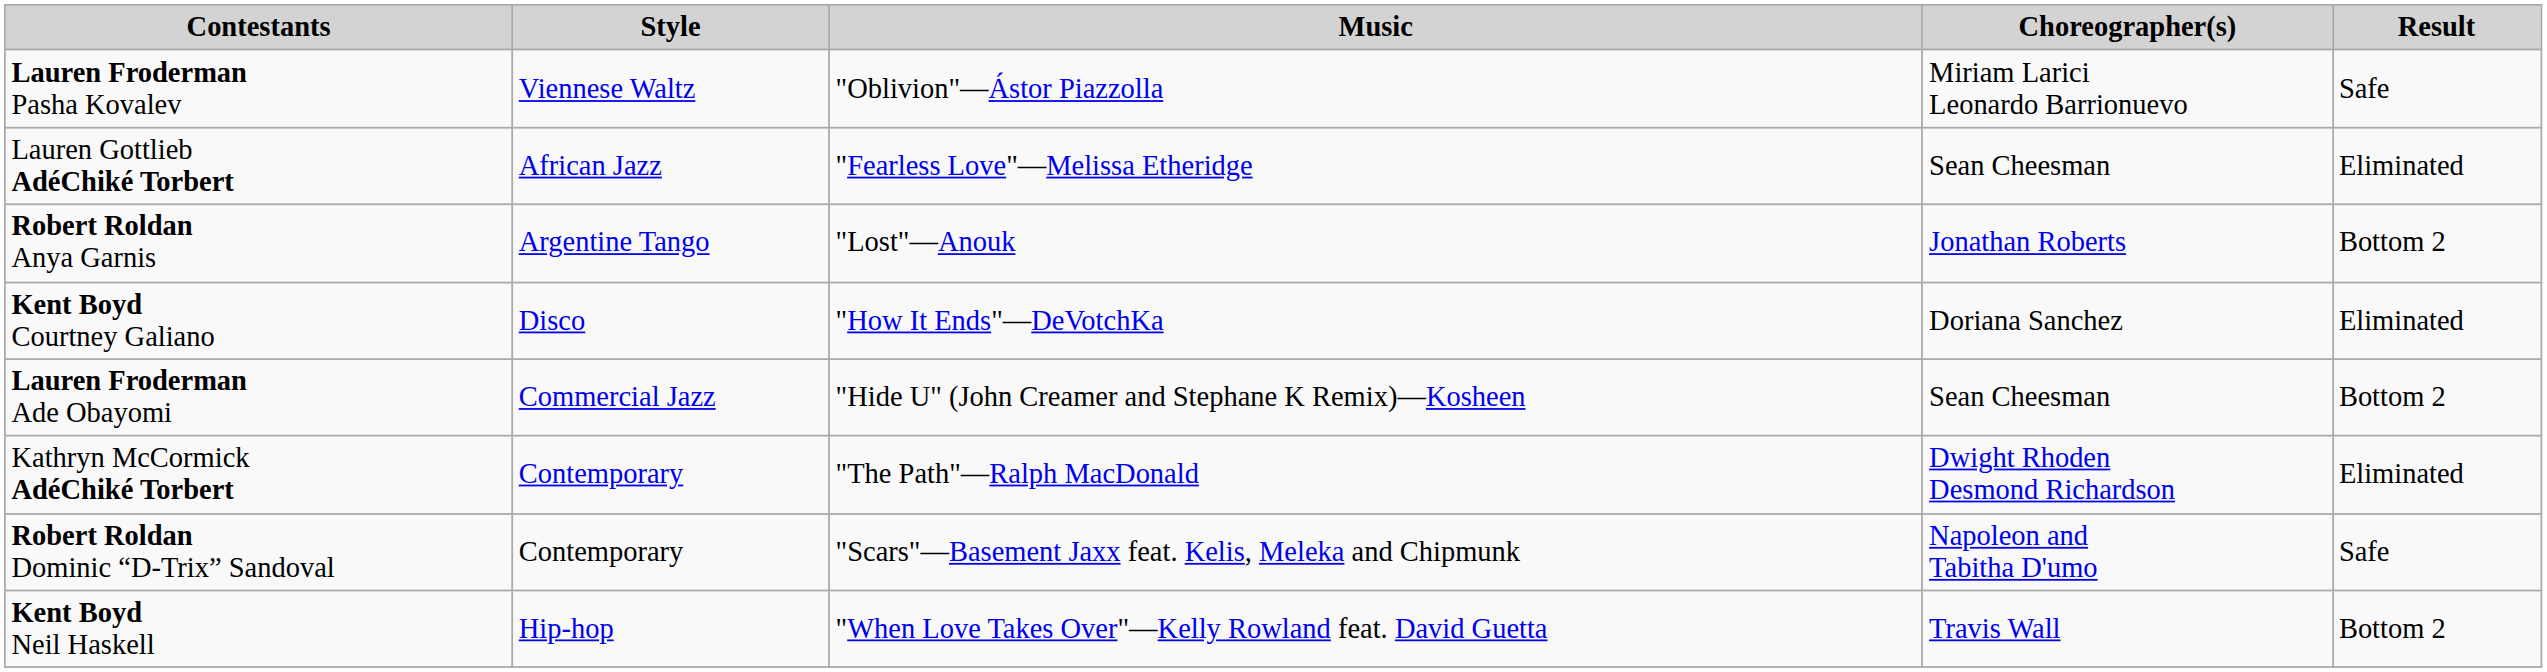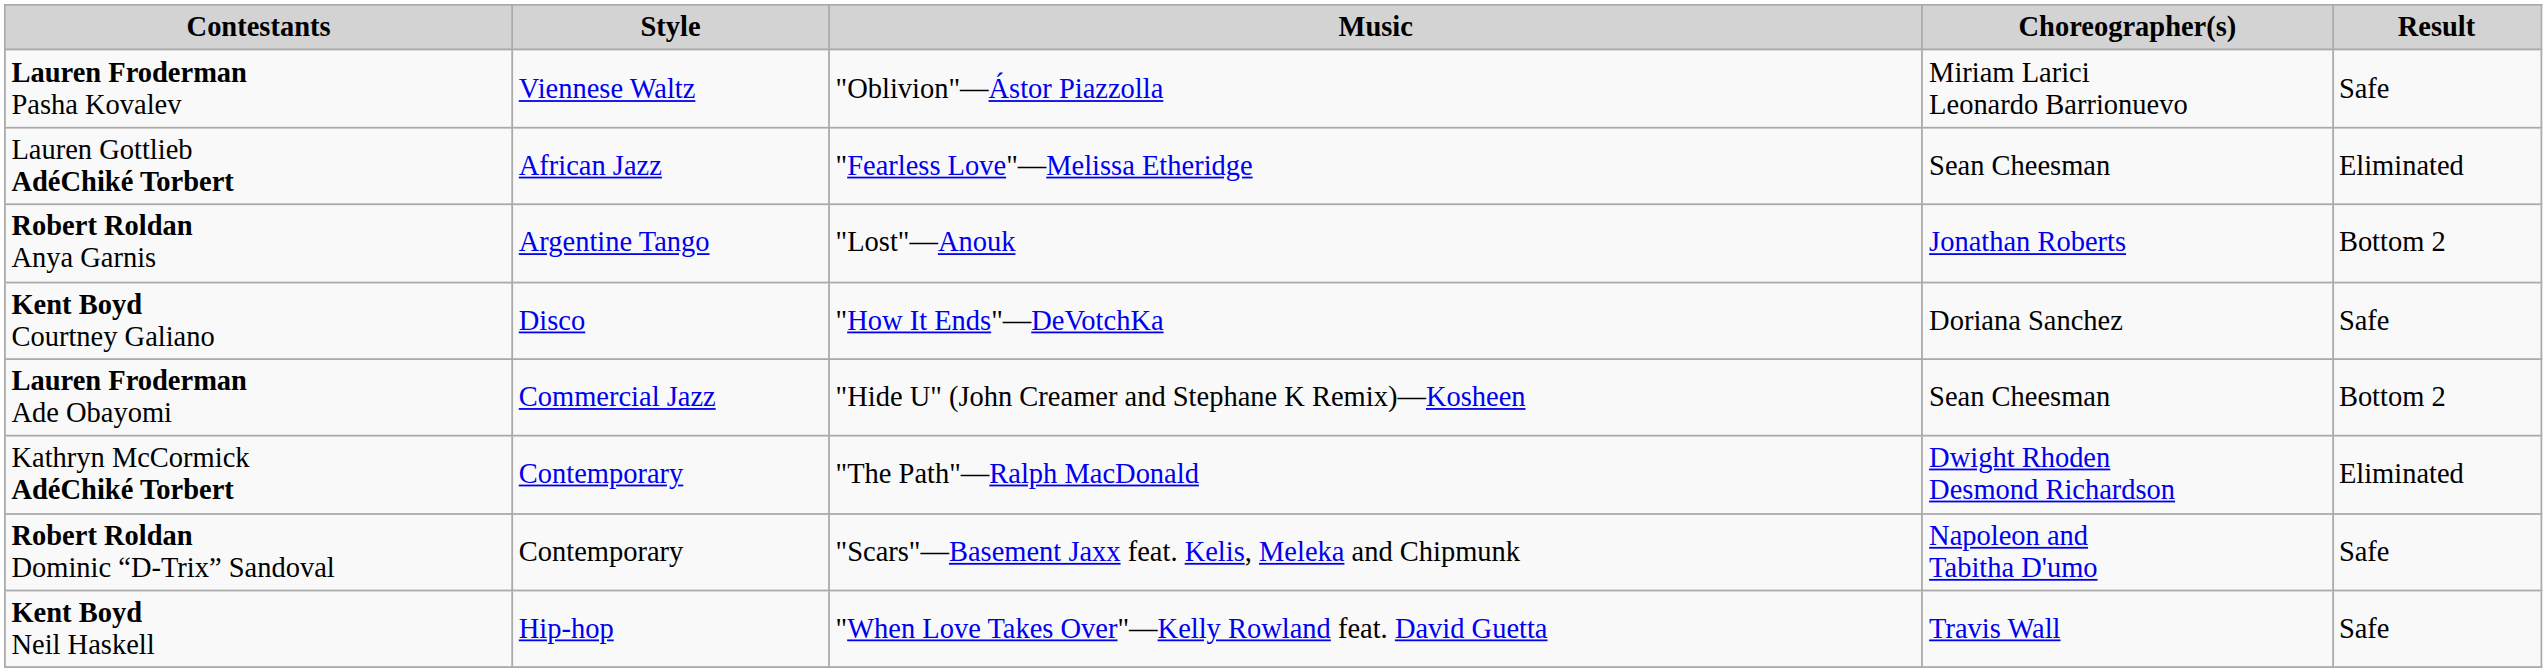(2401, 319) Eliminated -> (2364, 319) Safe
(2392, 628) Bottom 2 -> (2364, 628) Safe
